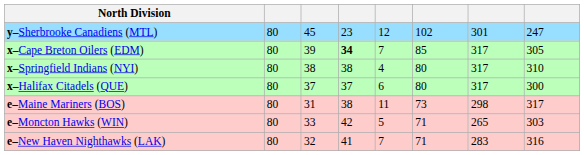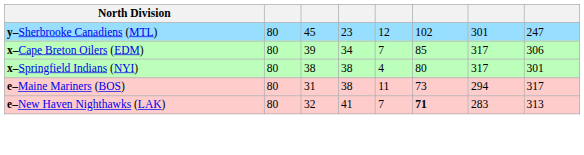(347, 50) bold -> (347, 50) normal
(535, 50) 305 -> (535, 50) 306
(535, 68) 310 -> (535, 68) 301
- row: (67, 86)
(480, 104) 298 -> (480, 86) 294
- row: (67, 123)
(421, 141) normal -> (421, 104) bold
(535, 141) 316 -> (535, 104) 313
